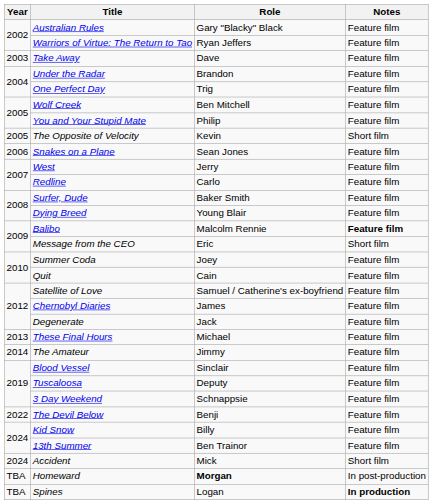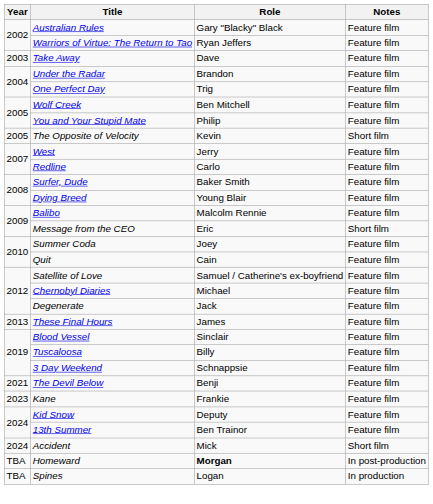- row: (74, 151)
(375, 228) bold -> (374, 213) normal
(211, 306) James -> (213, 290) Michael
(213, 337) Michael -> (211, 321) James
- row: (61, 352)
(212, 383) Deputy -> (206, 352) Billy
(17, 414) 2022 -> (17, 383) 2021
+ row: (44, 399)
(206, 430) Billy -> (212, 414) Deputy
(379, 492) bold -> (376, 476) normal
